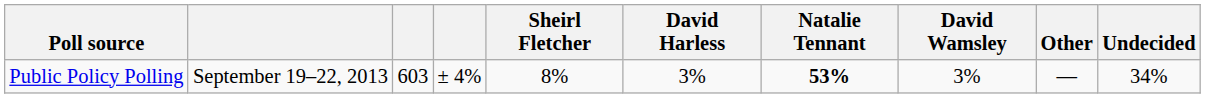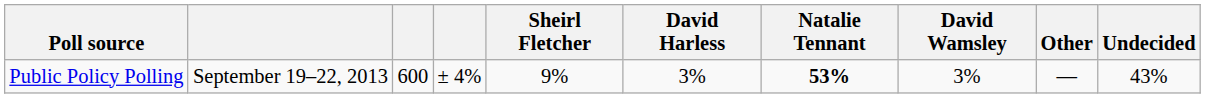(413, 76) 603 -> (413, 76) 600
(555, 76) 8% -> (555, 76) 9%
(1149, 76) 34% -> (1149, 76) 43%
